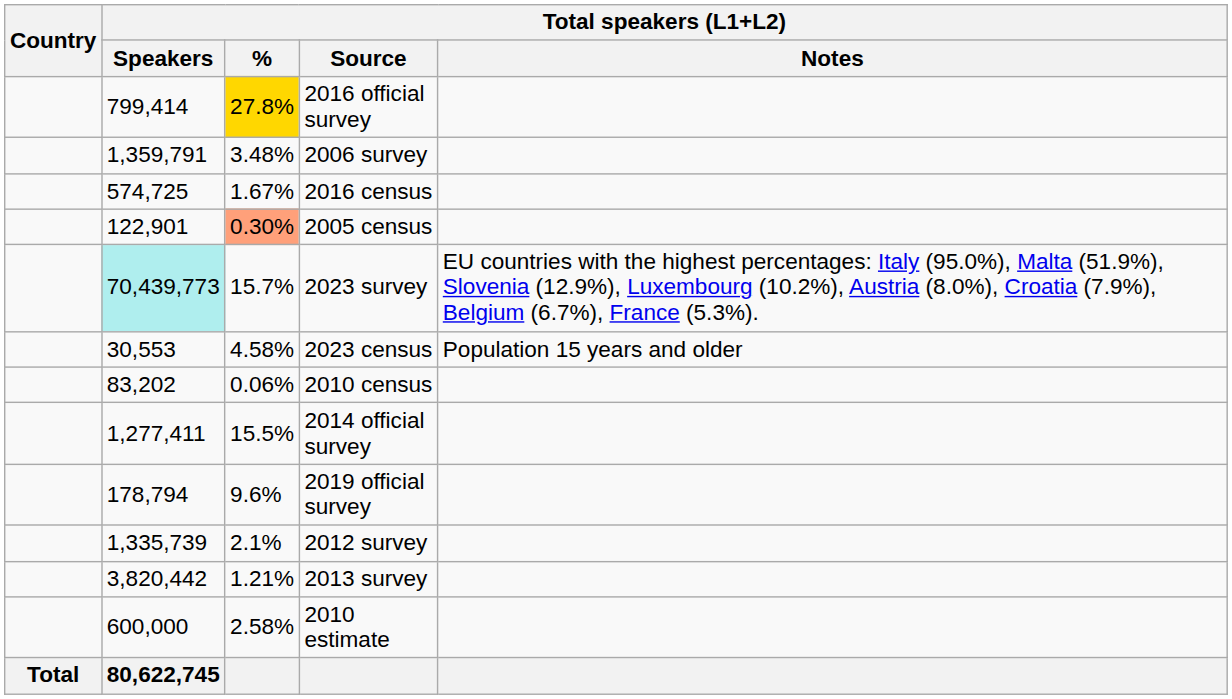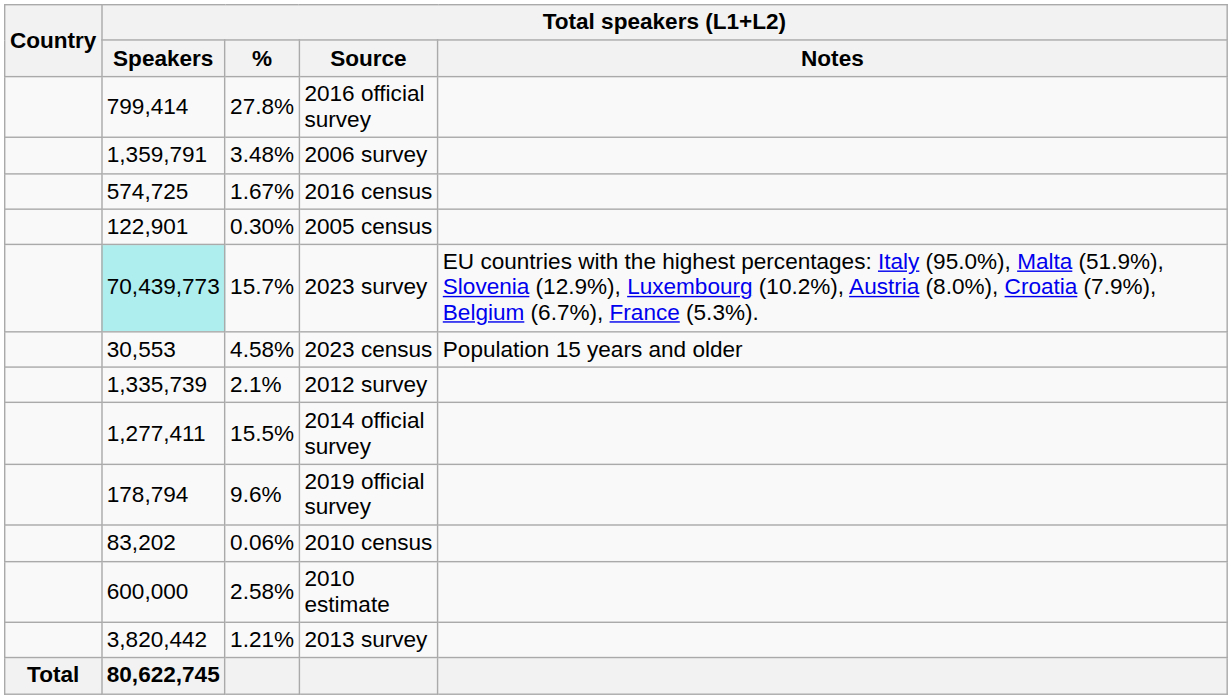(262, 106) gold background -> (262, 106) no background
(262, 226) lightsalmon background -> (262, 226) no background
rows swapped: (368, 384) <-> (366, 542)
rows swapped: (366, 578) <-> (347, 627)
